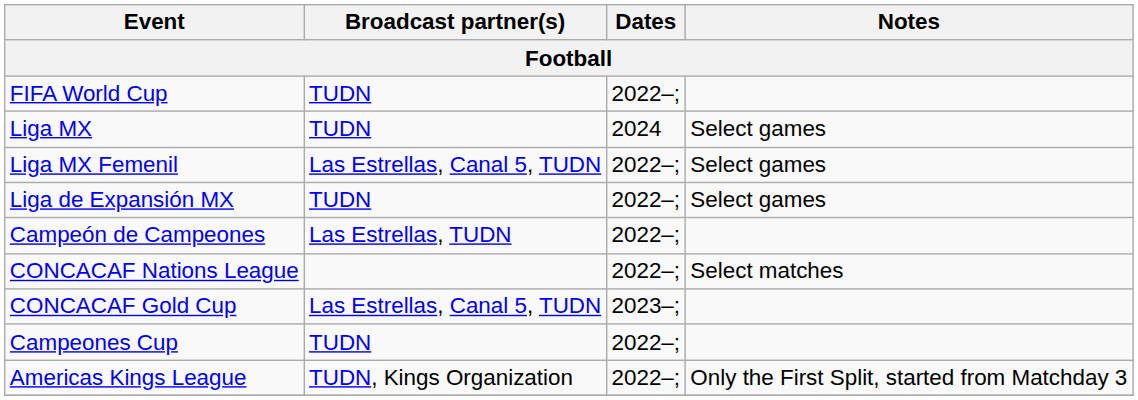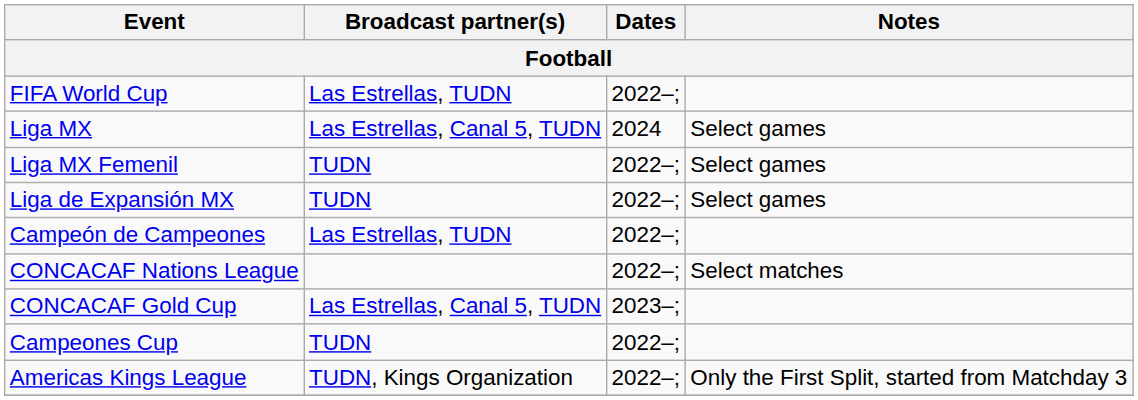(340, 93) TUDN -> (410, 93) Las Estrellas, TUDN
(340, 128) TUDN -> (455, 128) Las Estrellas, Canal 5, TUDN
(455, 164) Las Estrellas, Canal 5, TUDN -> (340, 164) TUDN
